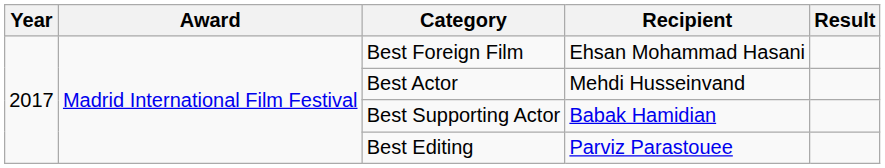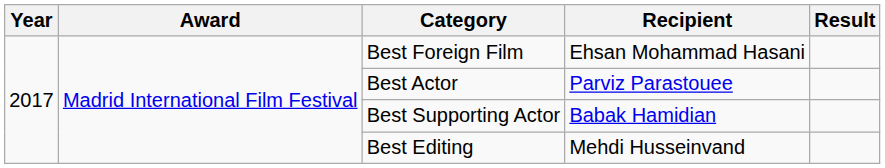(657, 83) Mehdi Husseinvand -> (651, 83) Parviz Parastouee
(651, 147) Parviz Parastouee -> (657, 147) Mehdi Husseinvand
